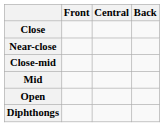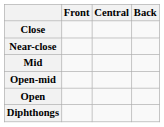- row: (33, 63)
+ row: (33, 79)
